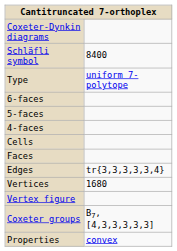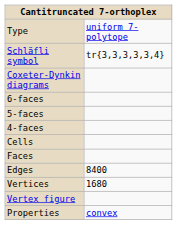rows swapped: (18, 80) <-> (44, 31)
(96, 56) 8400 -> (125, 56) tr{3,3,3,3,3,4}
(125, 170) tr{3,3,3,3,3,4} -> (96, 170) 8400
- row: (44, 219)
